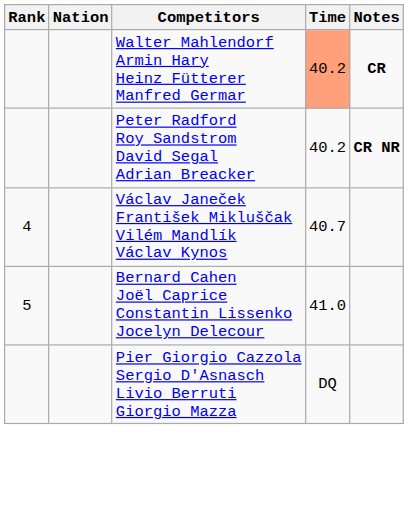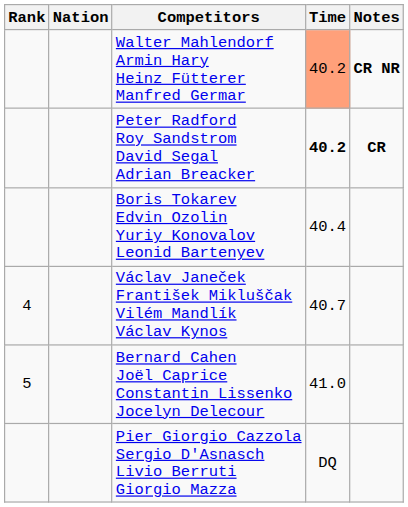(377, 69) CR -> (377, 69) CR NR
(327, 148) normal -> (327, 148) bold
(377, 148) CR NR -> (377, 148) CR
+ row: (190, 227)
